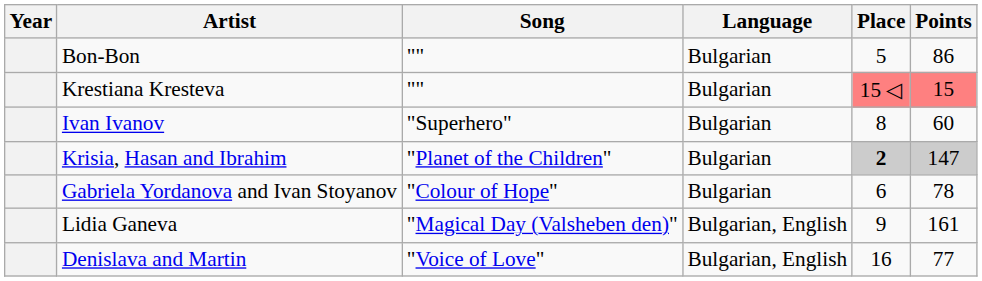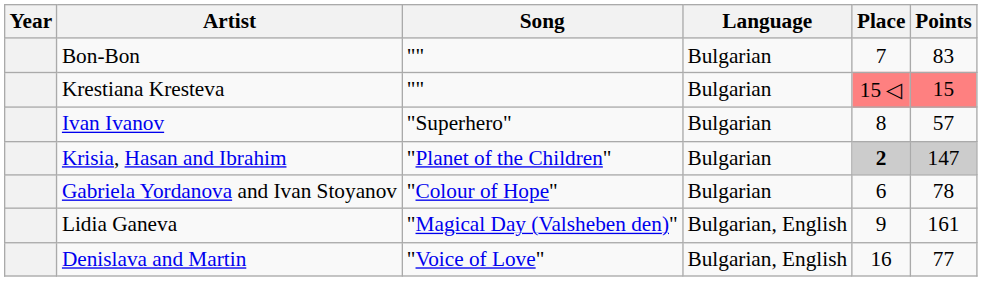(881, 55) 5 -> (881, 55) 7
(943, 55) 86 -> (943, 55) 83
(943, 123) 60 -> (943, 123) 57
